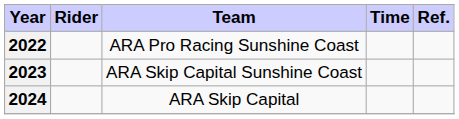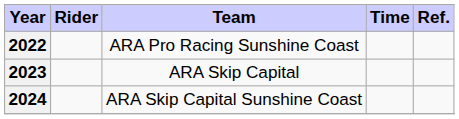(234, 72) ARA Skip Capital Sunshine Coast -> (234, 72) ARA Skip Capital
(234, 99) ARA Skip Capital -> (234, 99) ARA Skip Capital Sunshine Coast
